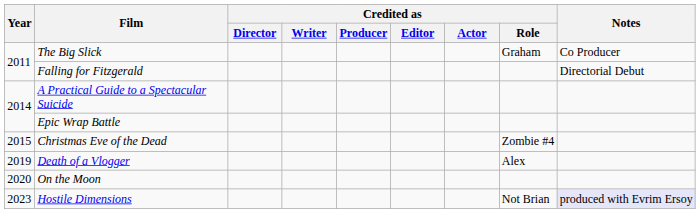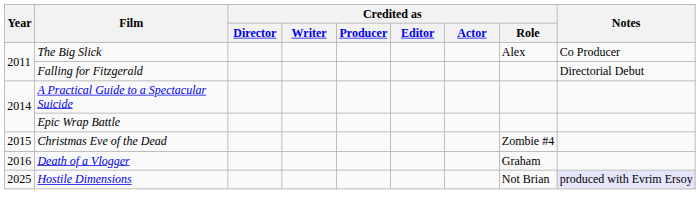(521, 52) Graham -> (514, 52) Alex
(19, 160) 2019 -> (19, 160) 2016
(514, 160) Alex -> (521, 160) Graham
- row: (69, 179)
(19, 198) 2023 -> (19, 179) 2025
